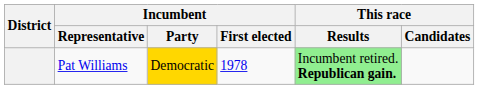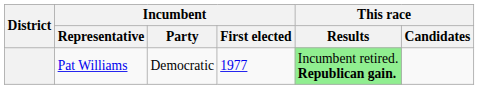(182, 66) gold background -> (182, 66) no background
(234, 66) 1978 -> (234, 66) 1977
